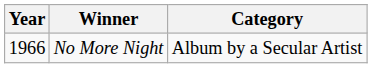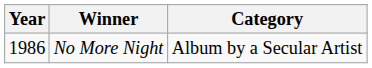(27, 47) 1966 -> (27, 47) 1986
